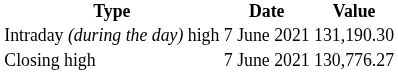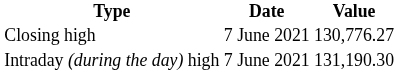rows swapped: (112, 35) <-> (50, 60)
